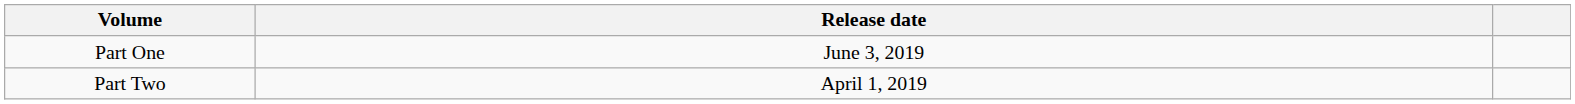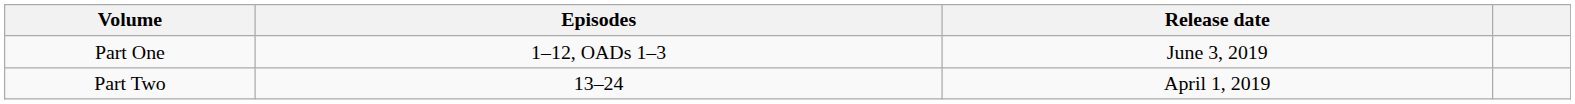+ column: (599, 20)
